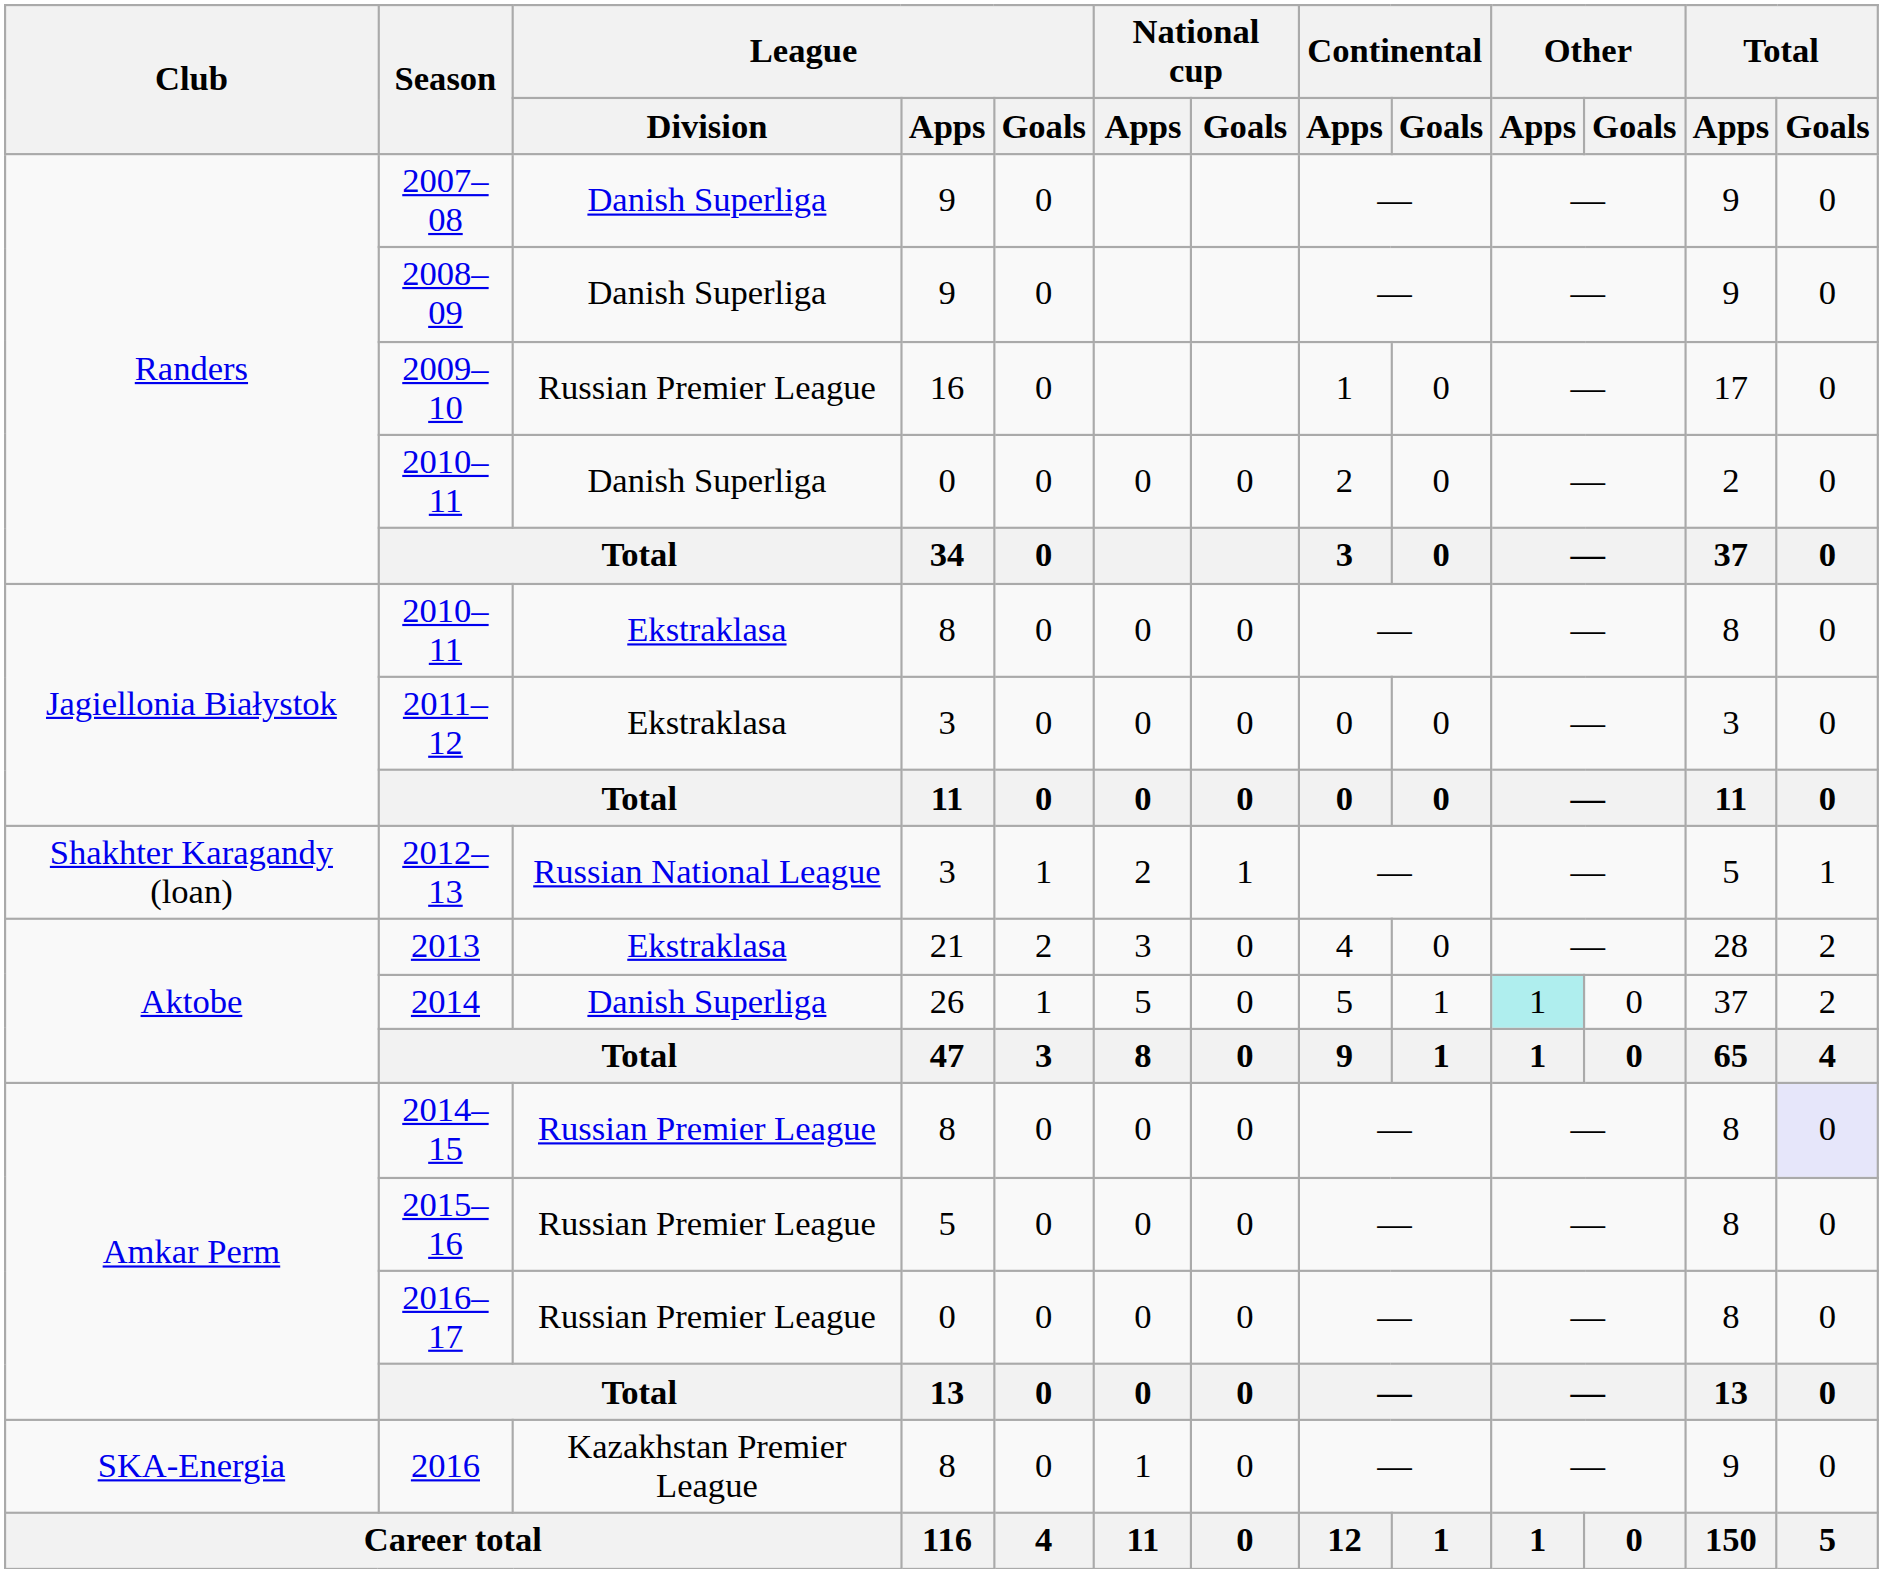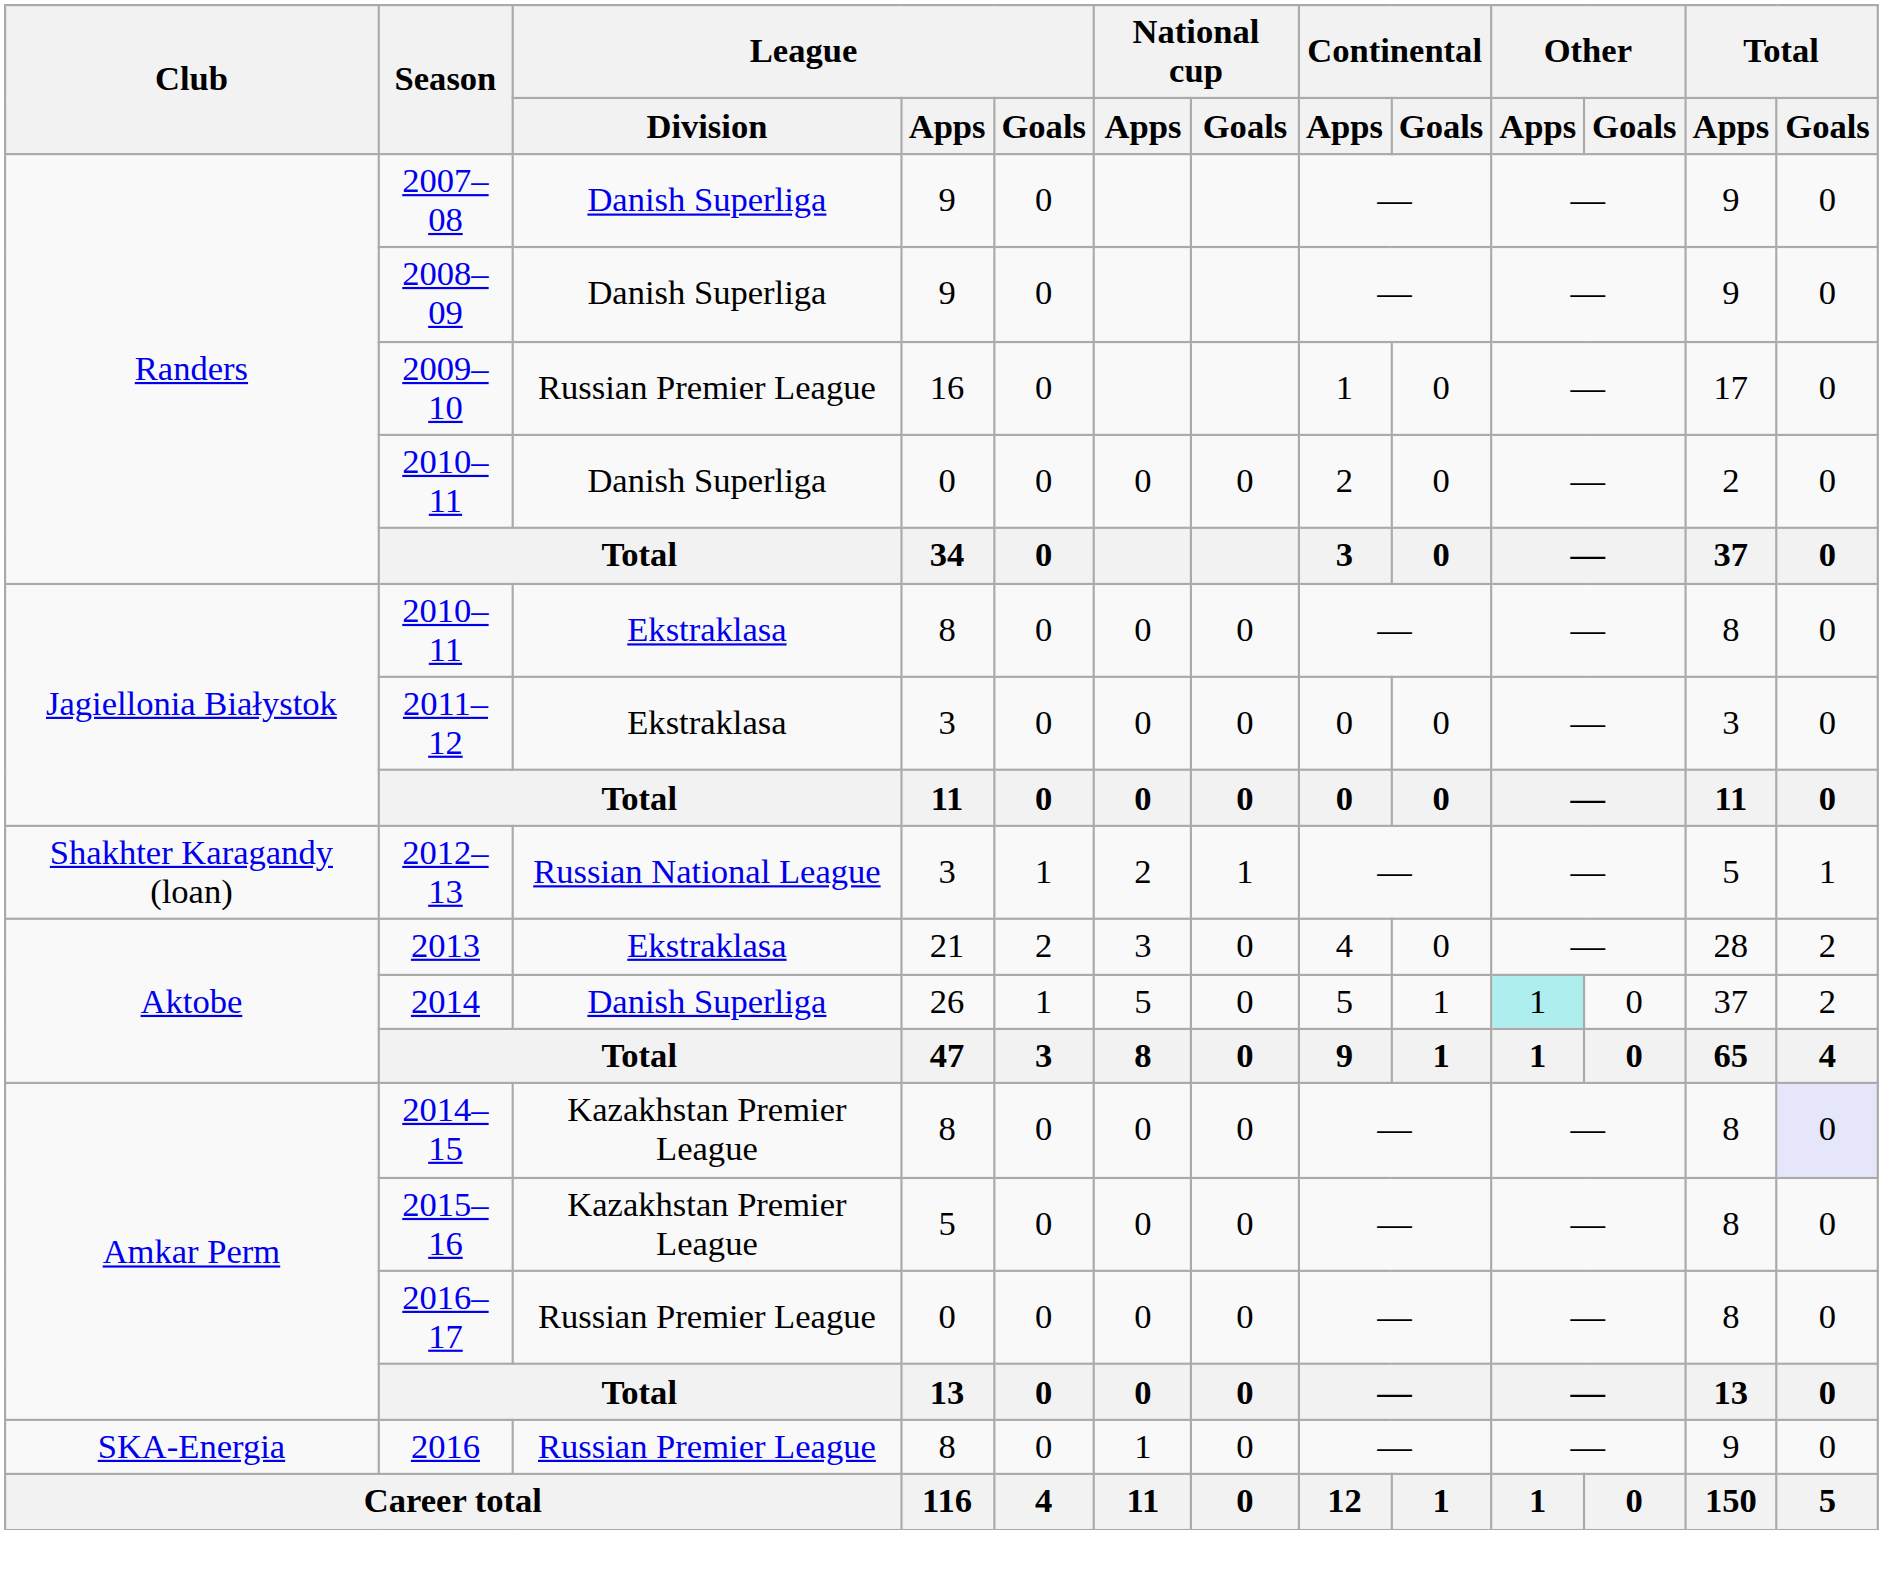(707, 1129) Russian Premier League -> (707, 1129) Kazakhstan Premier League
(707, 1223) Russian Premier League -> (707, 1223) Kazakhstan Premier League
(707, 1465) Kazakhstan Premier League -> (707, 1446) Russian Premier League
